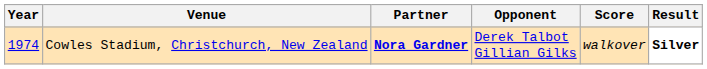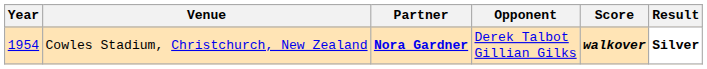(23, 45) 1974 -> (23, 45) 1954
(614, 45) normal -> (614, 45) bold
